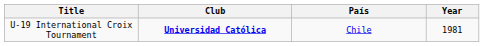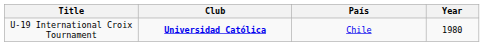(452, 30) 1981 -> (452, 30) 1980
